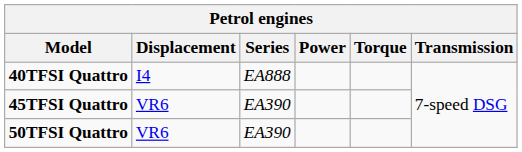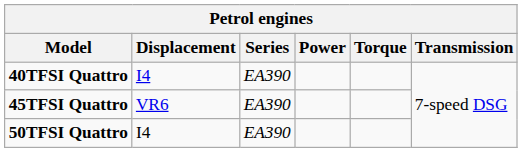(267, 76) EA888 -> (267, 76) EA390
(152, 133) VR6 -> (143, 133) I4
